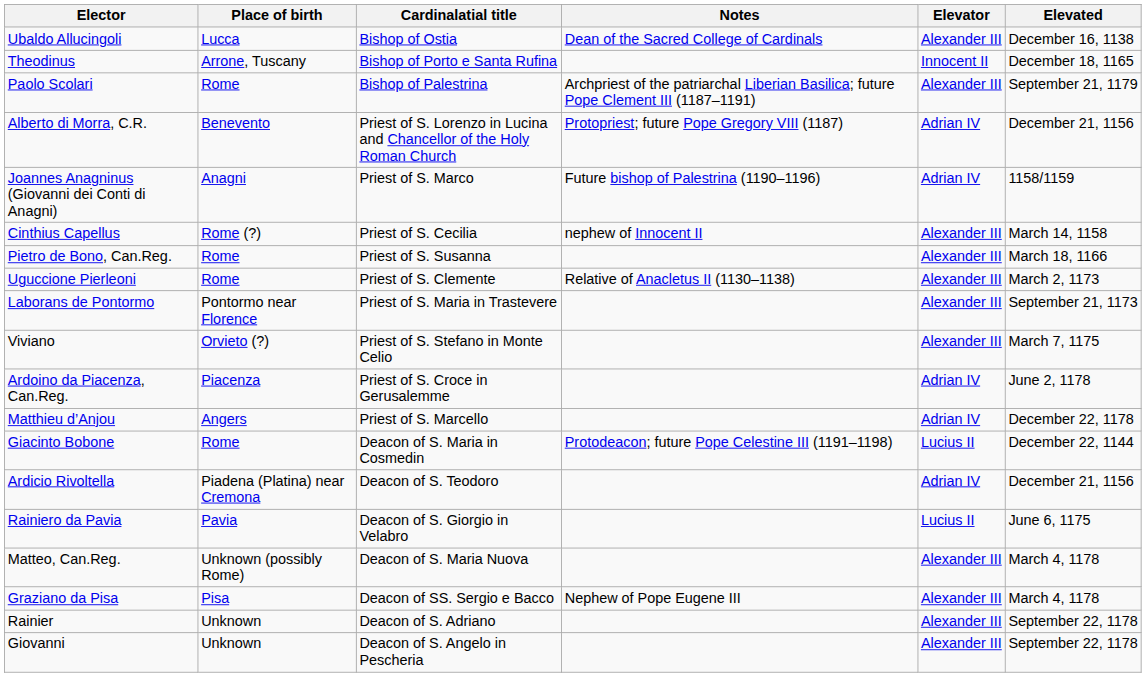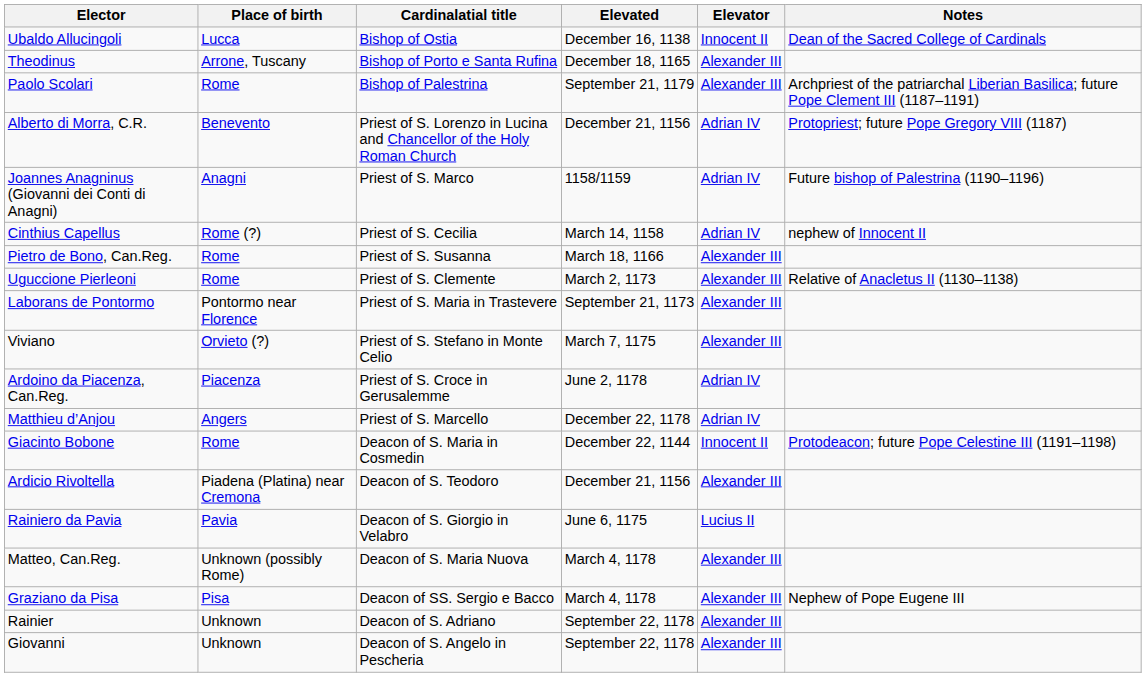columns swapped: (1073, 15) <-> (740, 15)
(961, 38) Alexander III -> (734, 38) Innocent II
(955, 61) Innocent II -> (741, 61) Alexander III
(961, 233) Alexander III -> (730, 233) Adrian IV
(948, 442) Lucius II -> (734, 442) Innocent II
(951, 481) Adrian IV -> (741, 481) Alexander III
